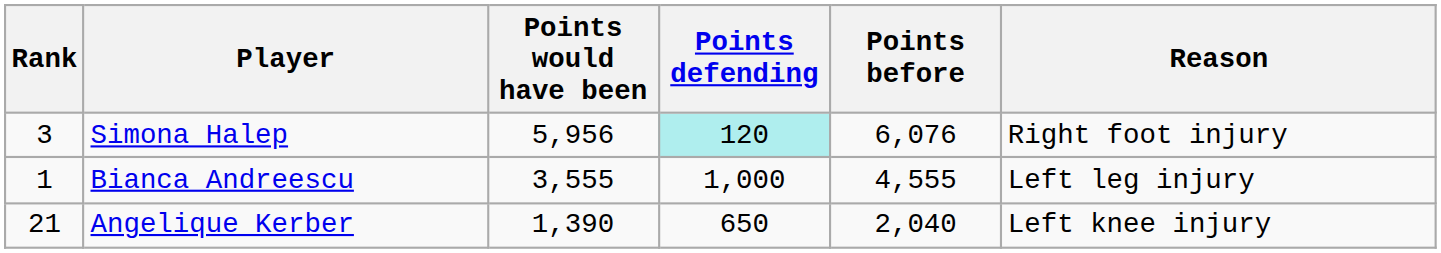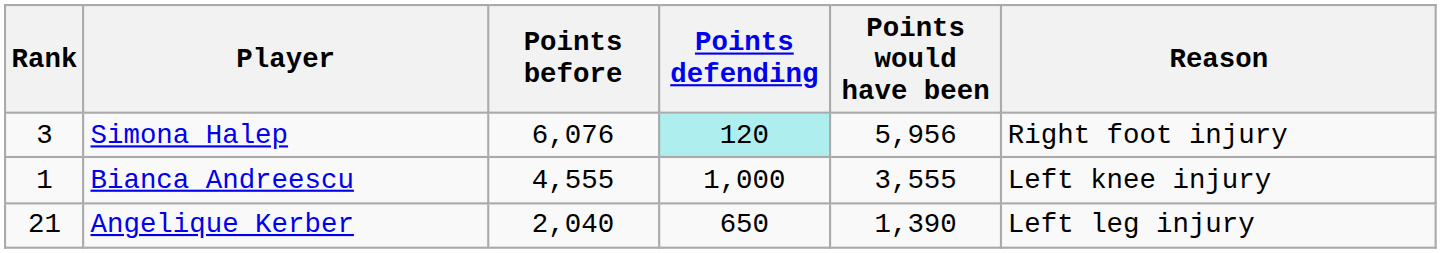columns swapped: (916, 59) <-> (573, 59)
(1131, 180) Left leg injury -> (1140, 180) Left knee injury
(1140, 225) Left knee injury -> (1131, 225) Left leg injury
